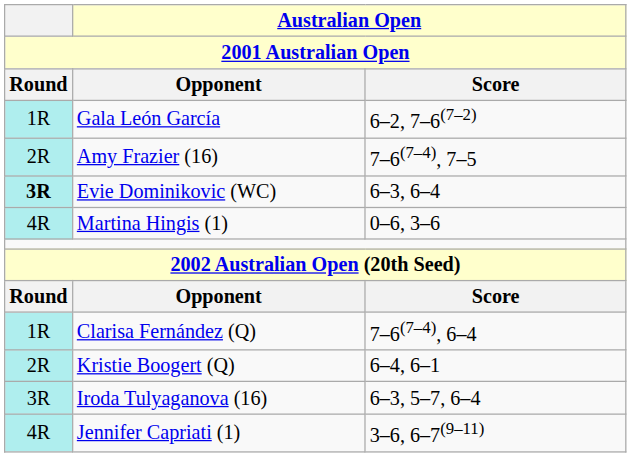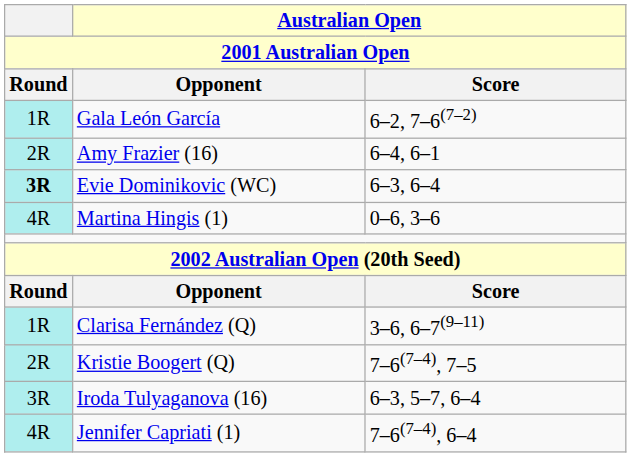(423, 156) 7–6(7–4), 7–5 -> (405, 153) 6–4, 6–1
(423, 331) 7–6(7–4), 6–4 -> (427, 325) 3–6, 6–7(9–11)
(405, 365) 6–4, 6–1 -> (423, 363) 7–6(7–4), 7–5
(427, 432) 3–6, 6–7(9–11) -> (423, 432) 7–6(7–4), 6–4
